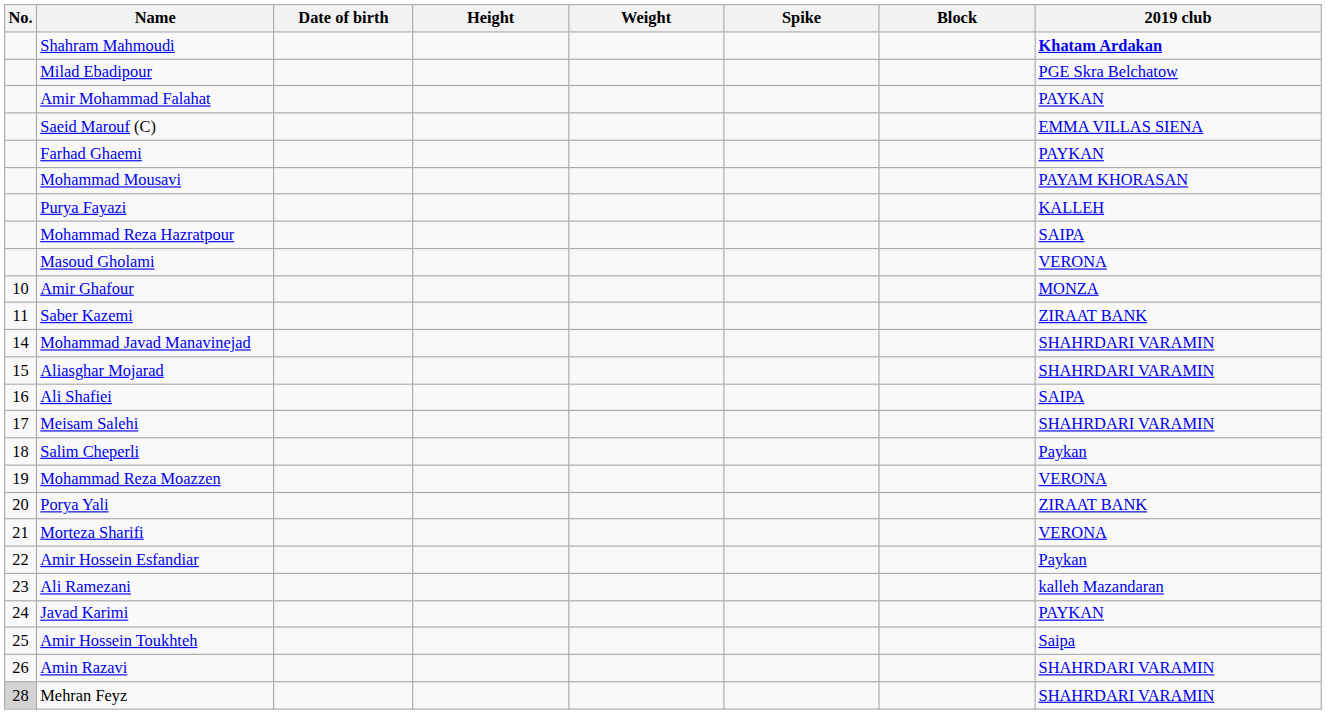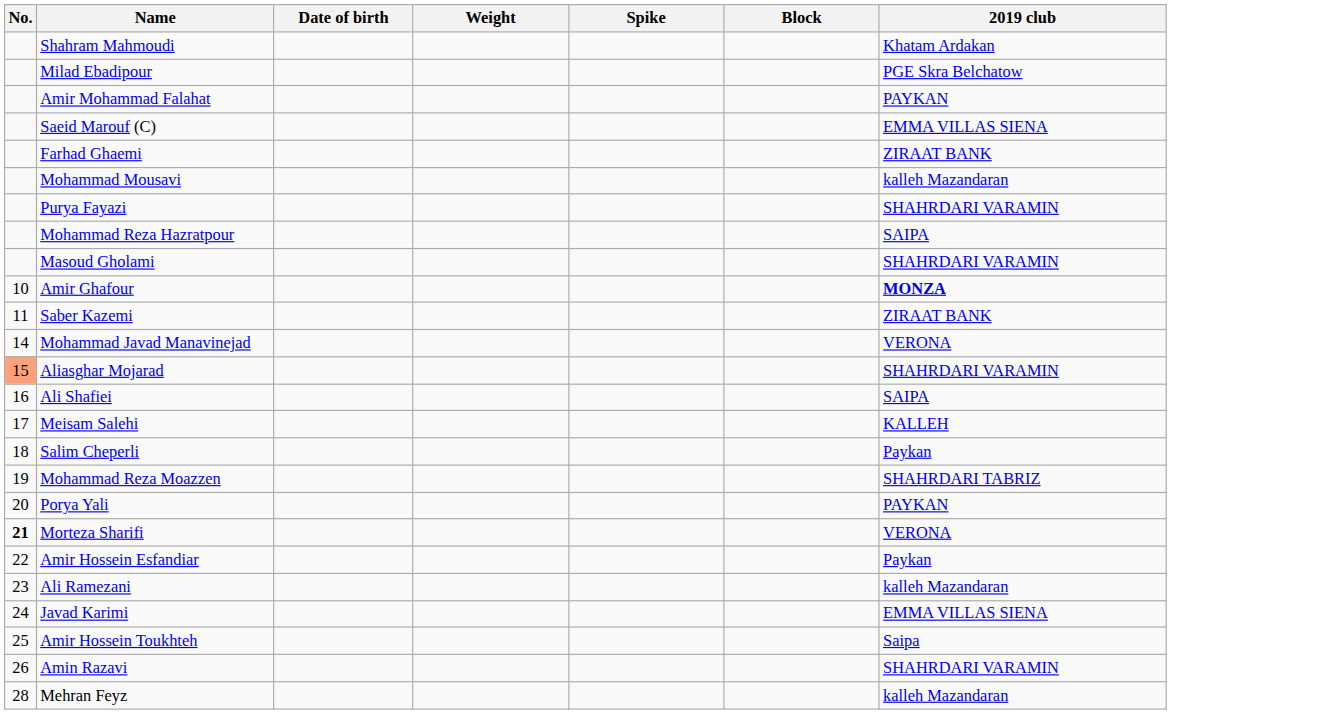- column: (491, 18)
(1100, 45) bold -> (939, 45) normal
(1071, 153) PAYKAN -> (937, 153) ZIRAAT BANK
(1113, 180) PAYAM KHORASAN -> (946, 180) kalleh Mazandaran
(1071, 207) KALLEH -> (971, 207) SHAHRDARI VARAMIN
(1073, 262) VERONA -> (971, 262) SHAHRDARI VARAMIN
(1069, 289) normal -> (915, 289) bold
(1126, 343) SHAHRDARI VARAMIN -> (917, 343) VERONA
(20, 370) no background -> (20, 370) lightsalmon background
(1126, 424) SHAHRDARI VARAMIN -> (916, 424) KALLEH
(1073, 478) VERONA -> (962, 478) SHAHRDARI TABRIZ
(1093, 505) ZIRAAT BANK -> (916, 505) PAYKAN
(20, 532) normal -> (20, 532) bold
(1071, 614) PAYKAN -> (965, 614) EMMA VILLAS SIENA
(20, 695) lightgrey background -> (20, 695) no background
(1126, 695) SHAHRDARI VARAMIN -> (946, 695) kalleh Mazandaran
